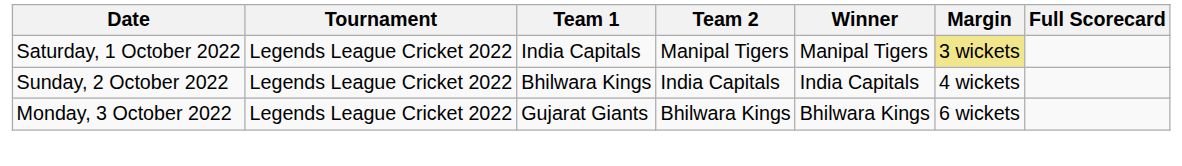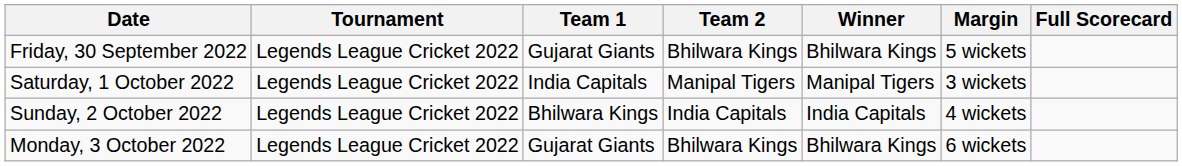+ row: (129, 51)
(979, 51) khaki background -> (986, 82) no background
